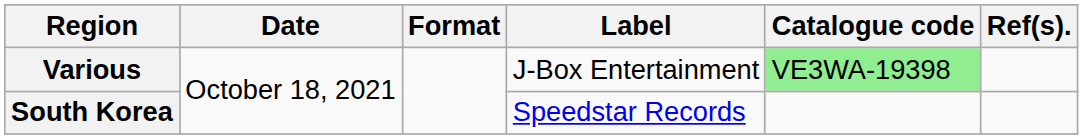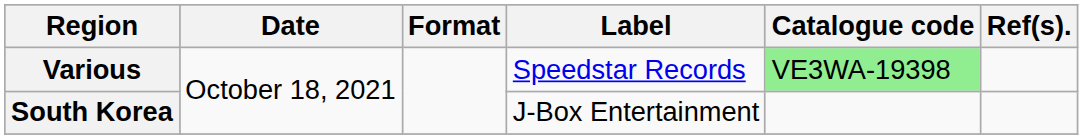(636, 69) J-Box Entertainment -> (629, 69) Speedstar Records
(629, 112) Speedstar Records -> (636, 112) J-Box Entertainment
